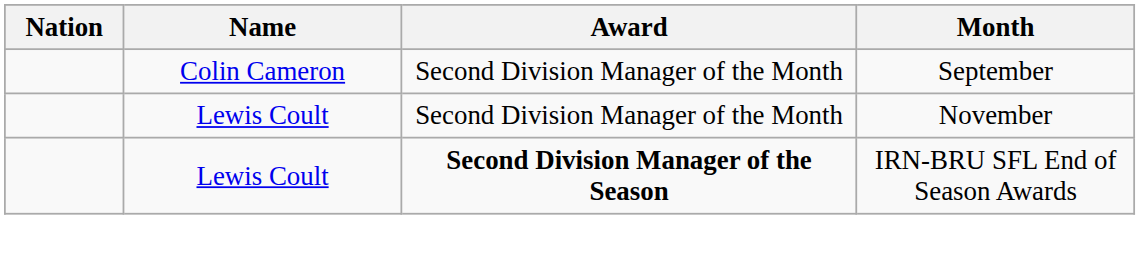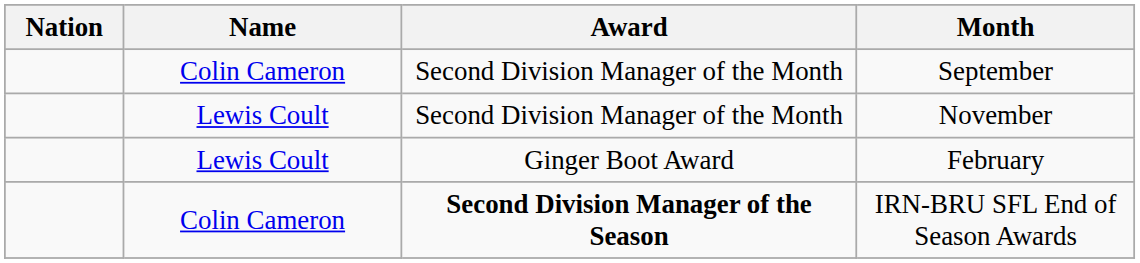+ row: (996, 159)
(263, 175) Lewis Coult -> (263, 220) Colin Cameron
